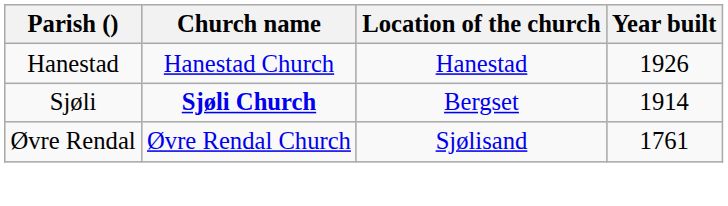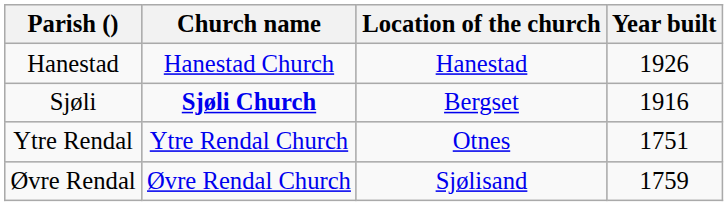(664, 102) 1914 -> (664, 102) 1916
+ row: (73, 141)
(664, 141) 1761 -> (664, 180) 1759
